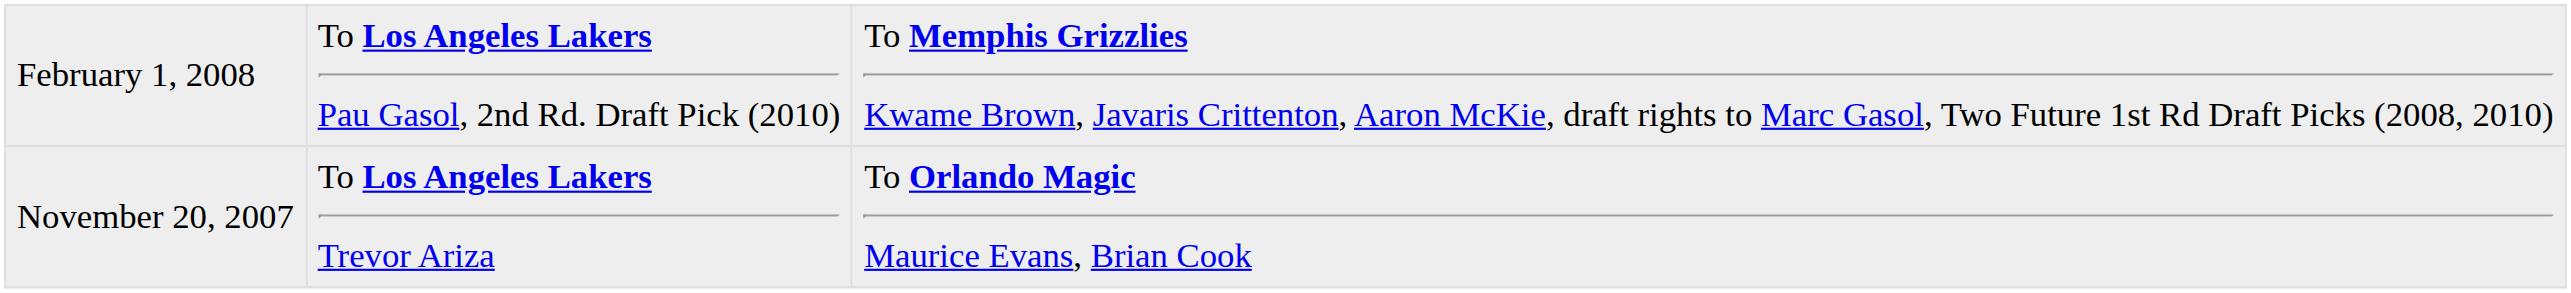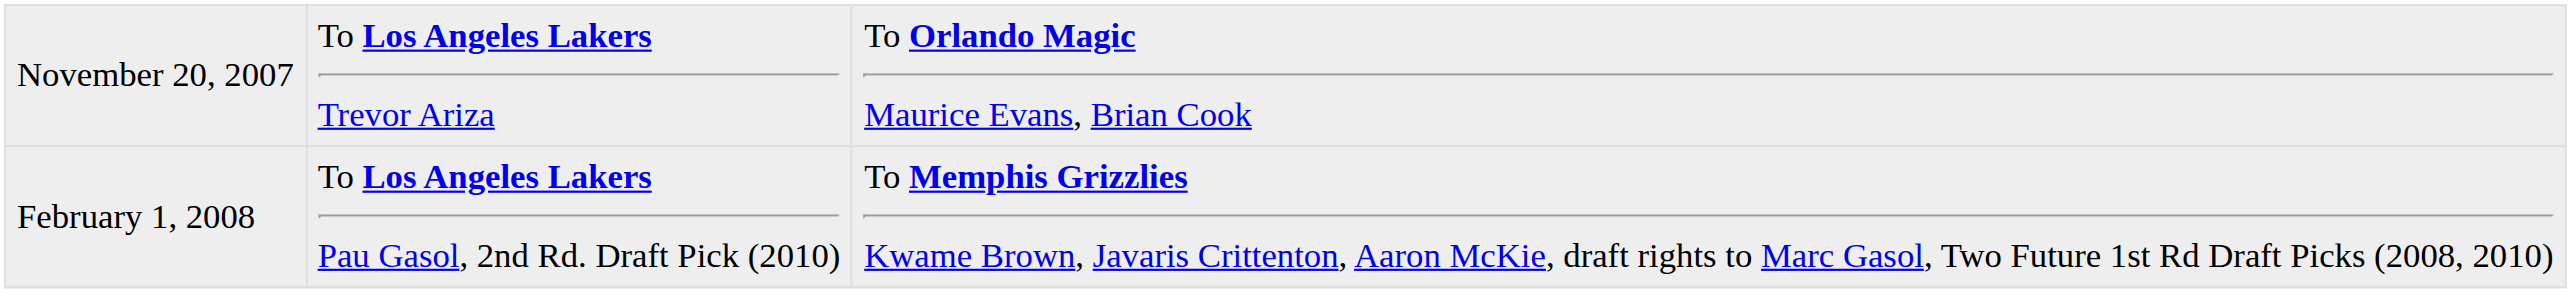rows swapped: (155, 216) <-> (136, 75)
